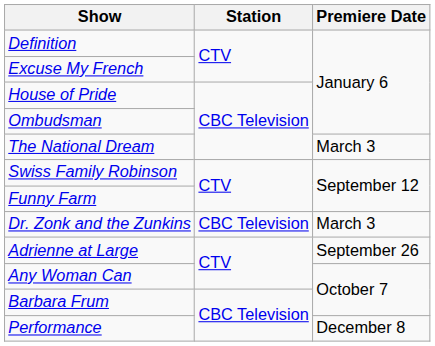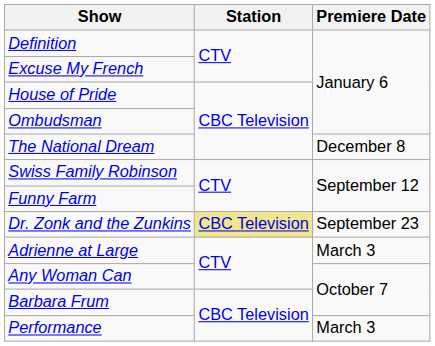(346, 146) March 3 -> (361, 146) December 8
(254, 224) no background -> (254, 224) khaki background
(346, 224) March 3 -> (368, 224) September 23
(368, 250) September 26 -> (346, 250) March 3
(361, 328) December 8 -> (346, 328) March 3
